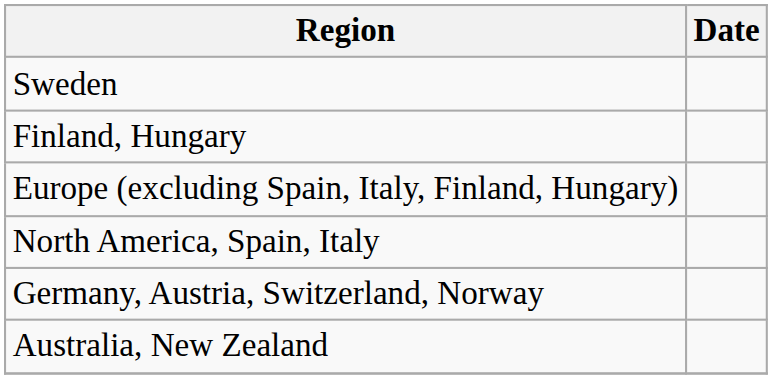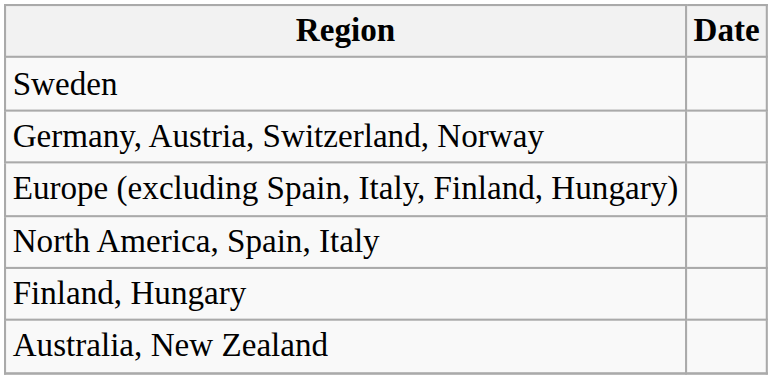rows swapped: (278, 293) <-> (129, 135)
